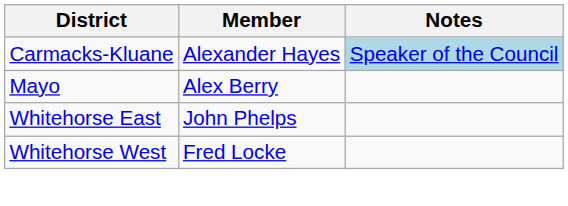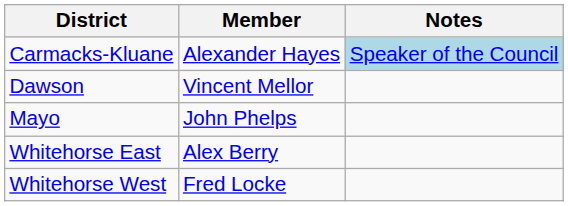+ row: (47, 86)
(231, 86) Alex Berry -> (240, 119) John Phelps
(240, 119) John Phelps -> (231, 151) Alex Berry
